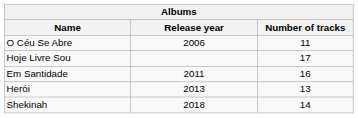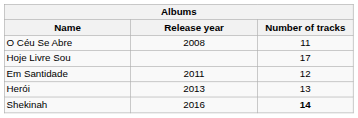(194, 43) 2006 -> (194, 43) 2008
(305, 74) 16 -> (305, 74) 12
(194, 105) 2018 -> (194, 105) 2016
(305, 105) normal -> (305, 105) bold
